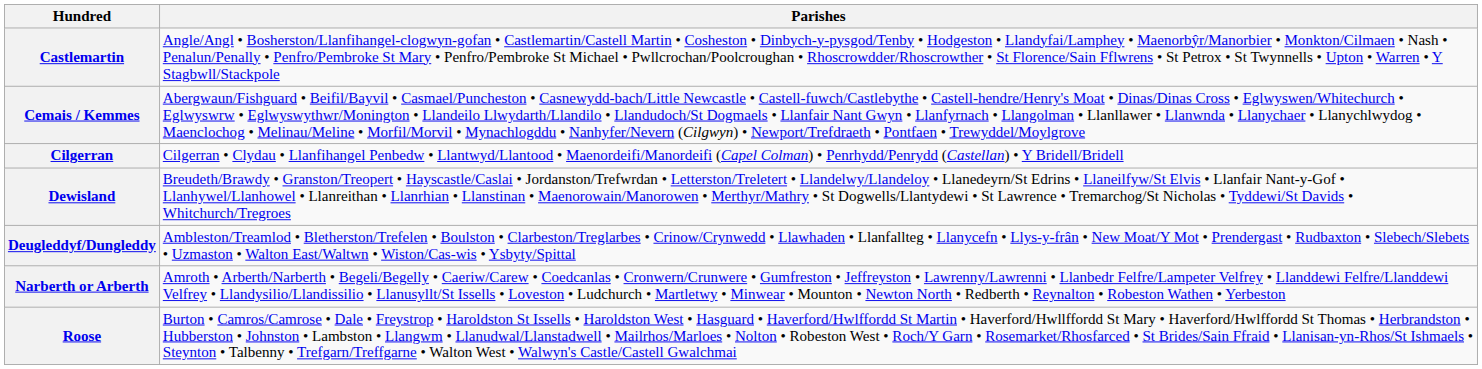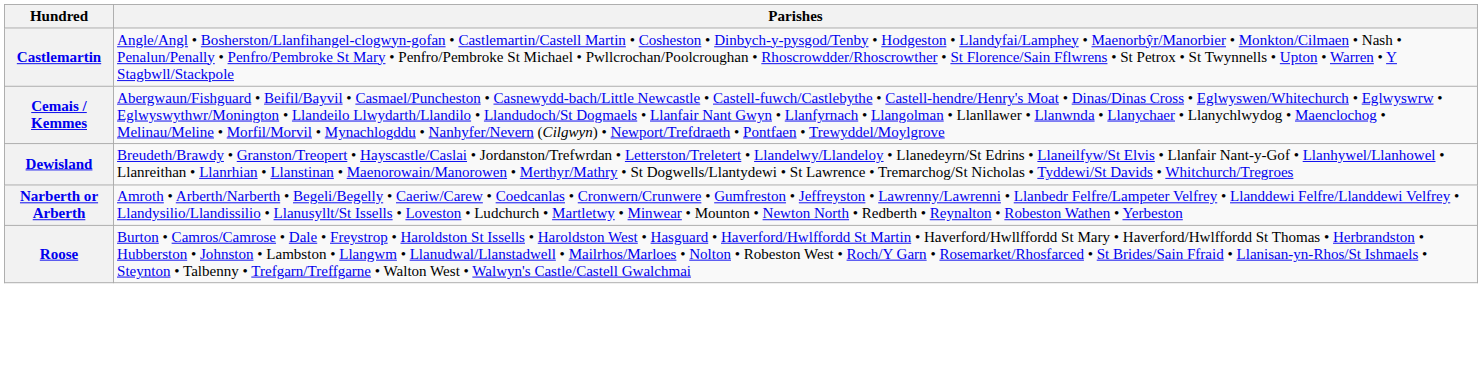- row: (82, 155)
- row: (82, 245)
